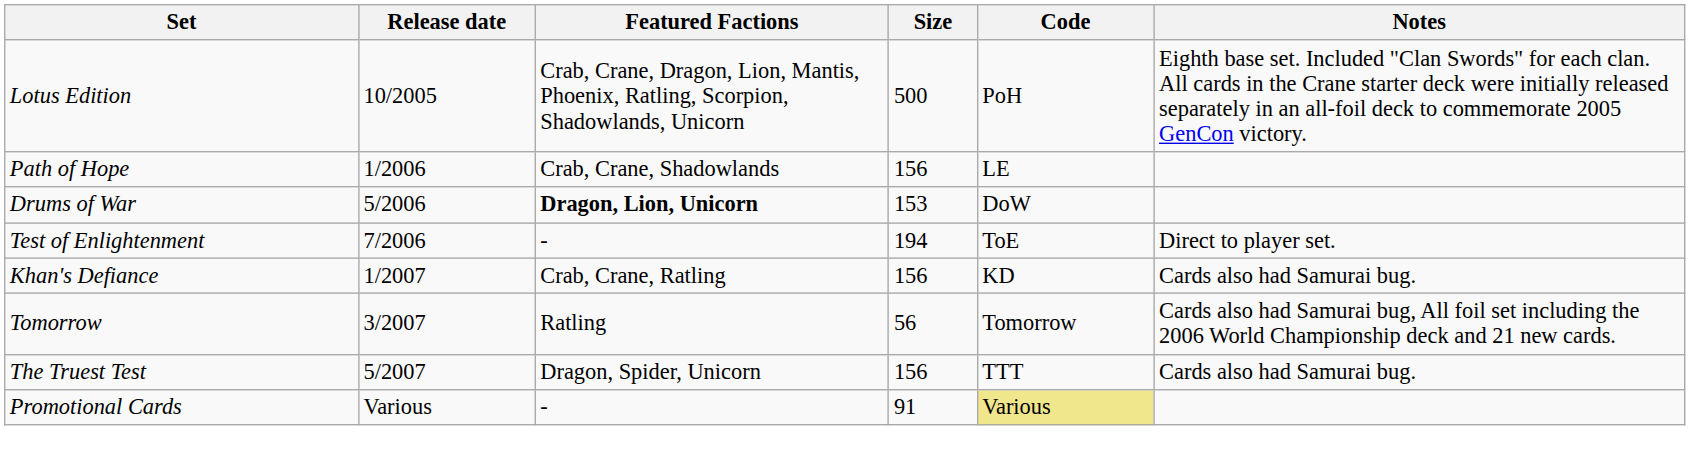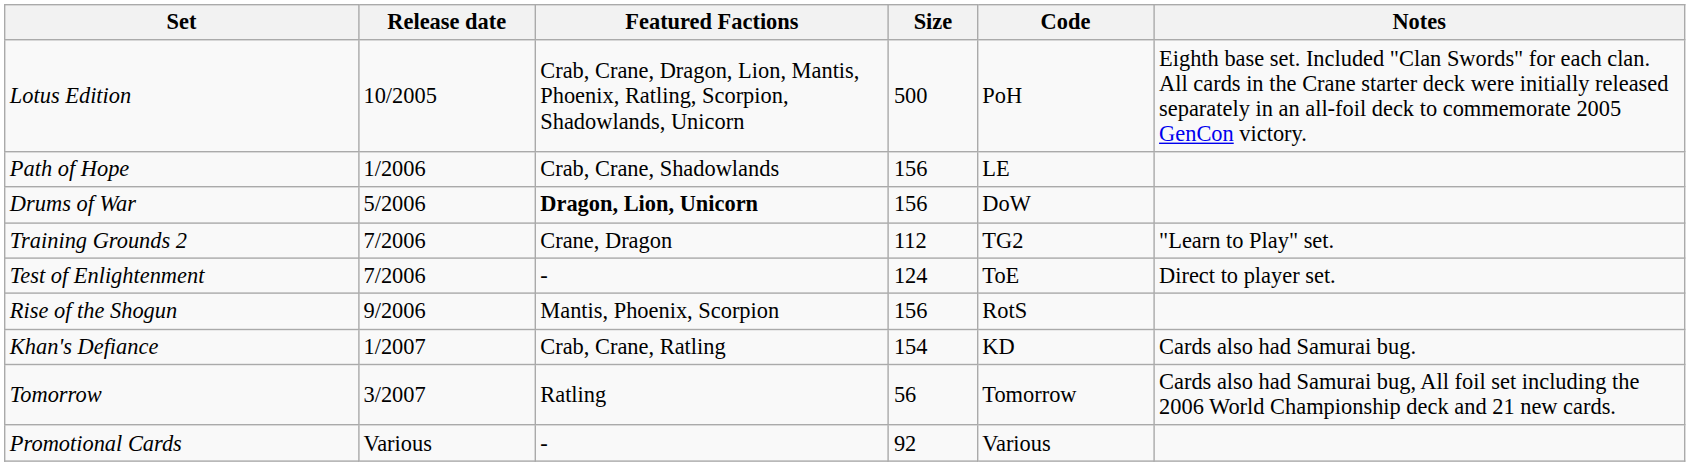(911, 204) 153 -> (911, 204) 156
+ row: (98, 239)
(911, 239) 194 -> (911, 275) 124
+ row: (94, 311)
(911, 275) 156 -> (911, 346) 154
- row: (78, 371)
(905, 407) 91 -> (905, 442) 92
(1016, 407) khaki background -> (1016, 442) no background
